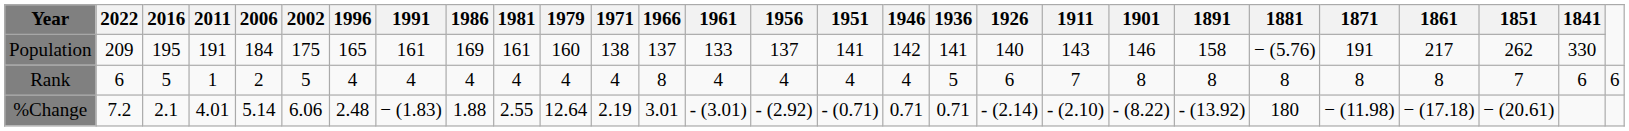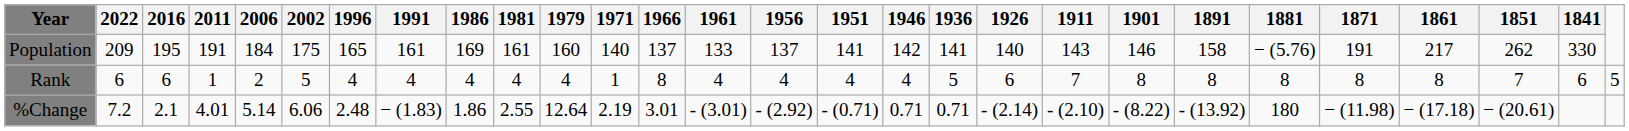(615, 49) 138 -> (615, 49) 140
(166, 79) 5 -> (166, 79) 6
(615, 79) 4 -> (615, 79) 1
(1615, 79) 6 -> (1615, 79) 5
(470, 110) 1.88 -> (470, 110) 1.86
